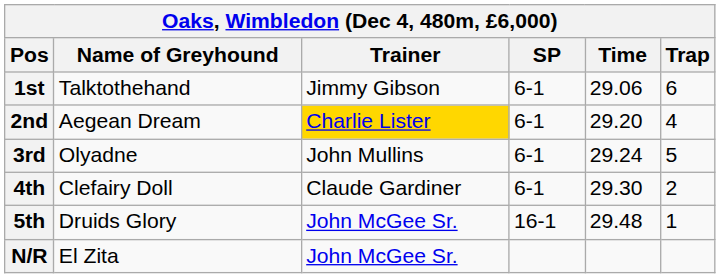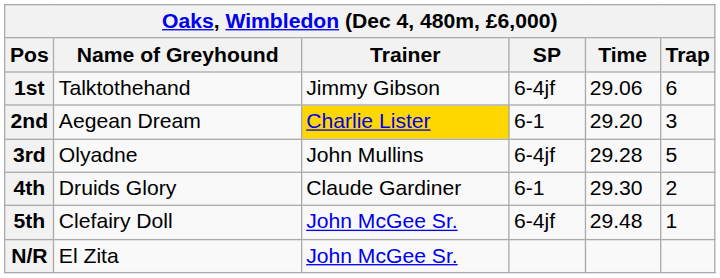(529, 88) 6-1 -> (534, 88) 6-4jf
(671, 121) 4 -> (671, 121) 3
(529, 155) 6-1 -> (534, 155) 6-4jf
(616, 155) 29.24 -> (616, 155) 29.28
(116, 188) Clefairy Doll -> (118, 188) Druids Glory
(118, 222) Druids Glory -> (116, 222) Clefairy Doll
(535, 222) 16-1 -> (534, 222) 6-4jf
